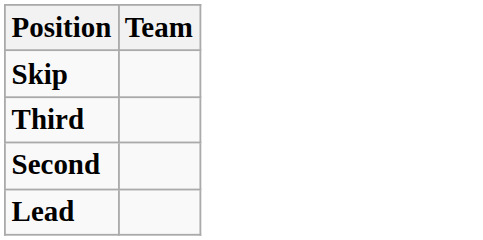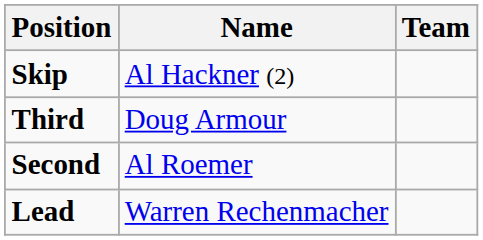+ column: (257, 27)
